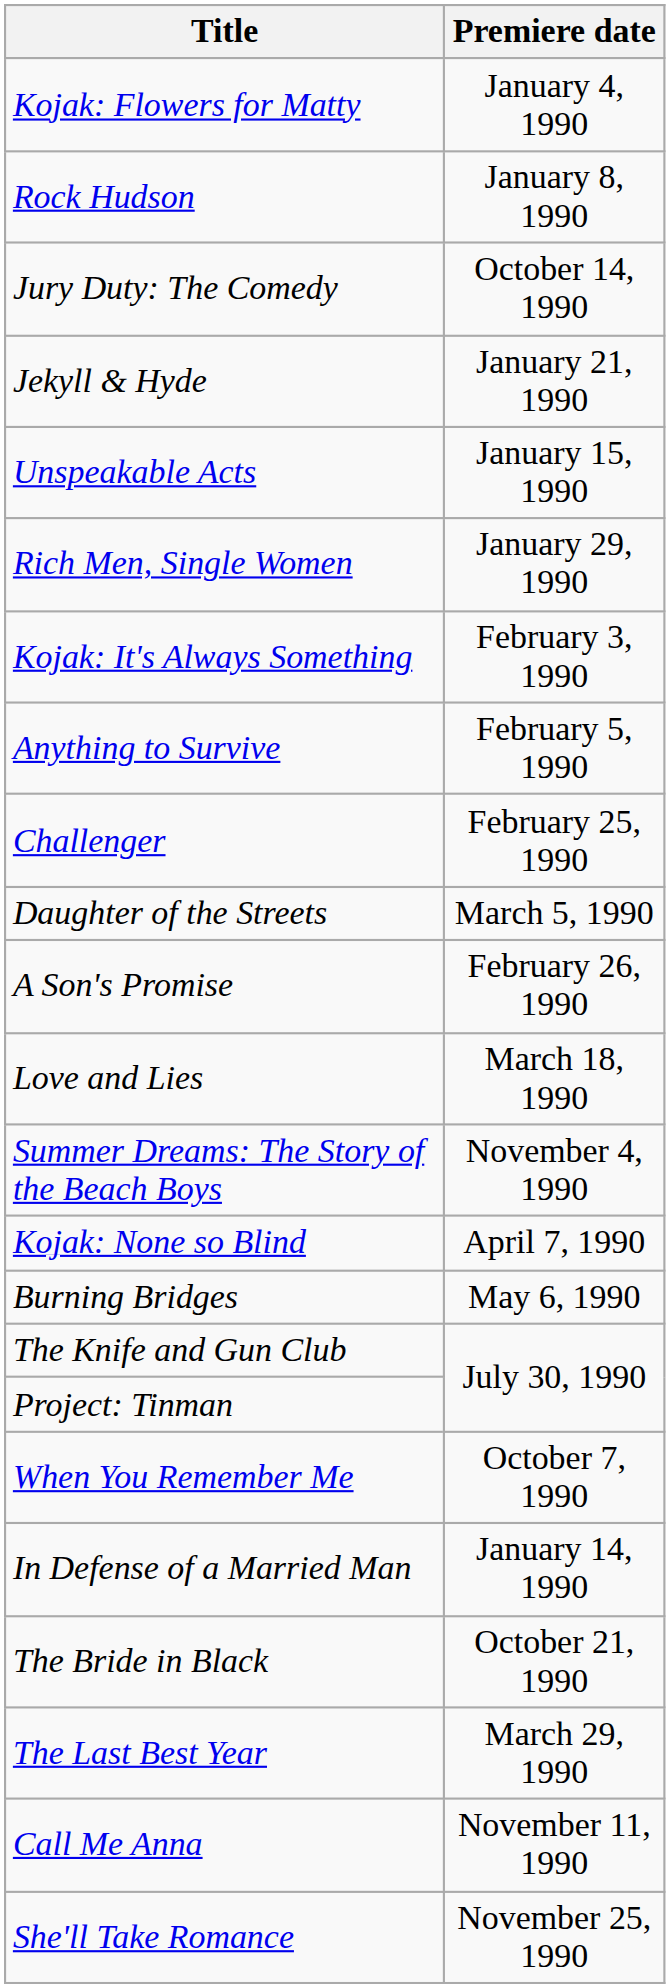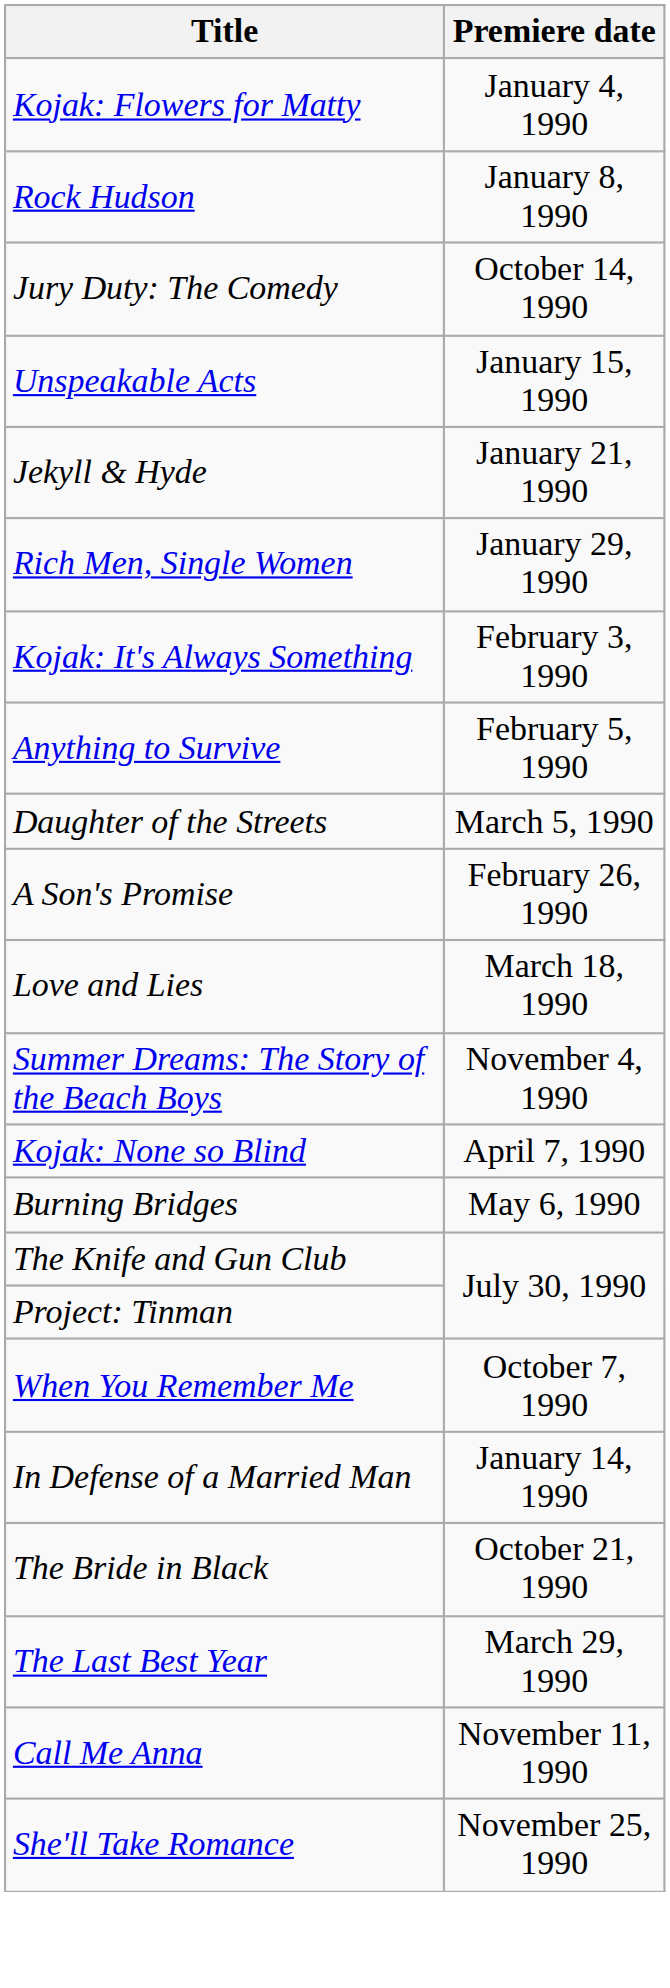rows swapped: (135, 472) <-> (110, 380)
- row: (89, 839)
